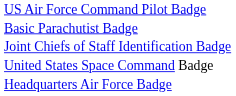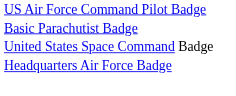- row: (118, 47)
